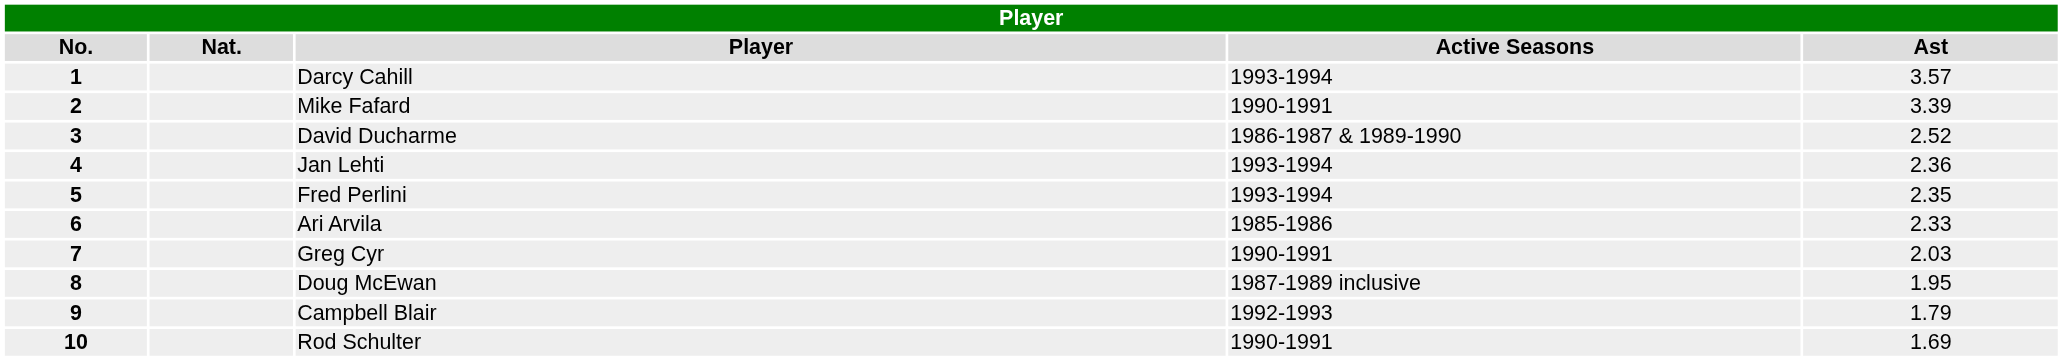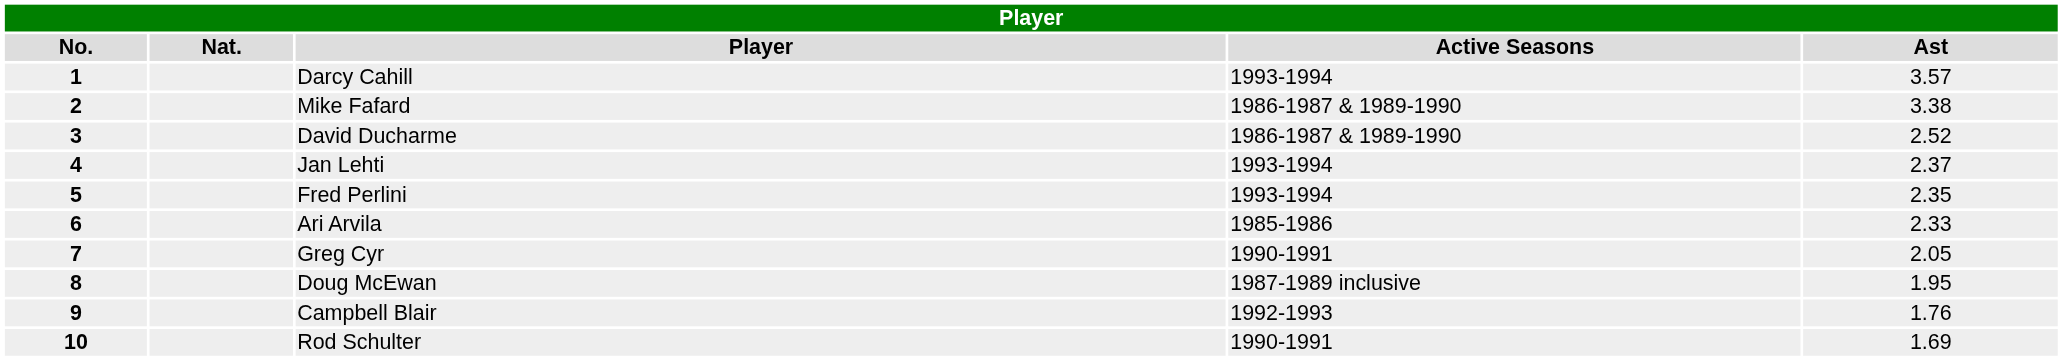(1281, 106) 1990-1991 -> (1346, 106) 1986-1987 & 1989-1990
(1931, 106) 3.39 -> (1931, 106) 3.38
(1931, 165) 2.36 -> (1931, 165) 2.37
(1931, 253) 2.03 -> (1931, 253) 2.05
(1931, 312) 1.79 -> (1931, 312) 1.76
